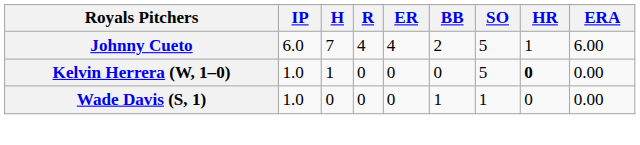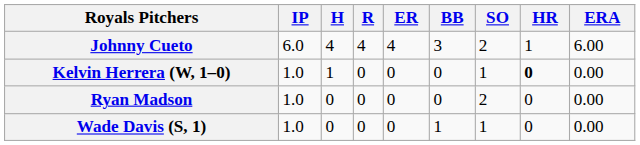(330, 45) 7 -> (330, 45) 4
(438, 45) 2 -> (438, 45) 3
(483, 45) 5 -> (483, 45) 2
(483, 72) 5 -> (483, 72) 1
+ row: (142, 99)
